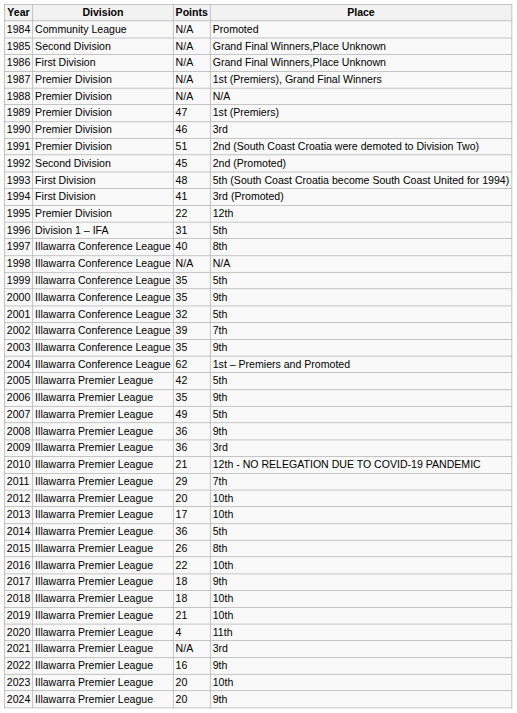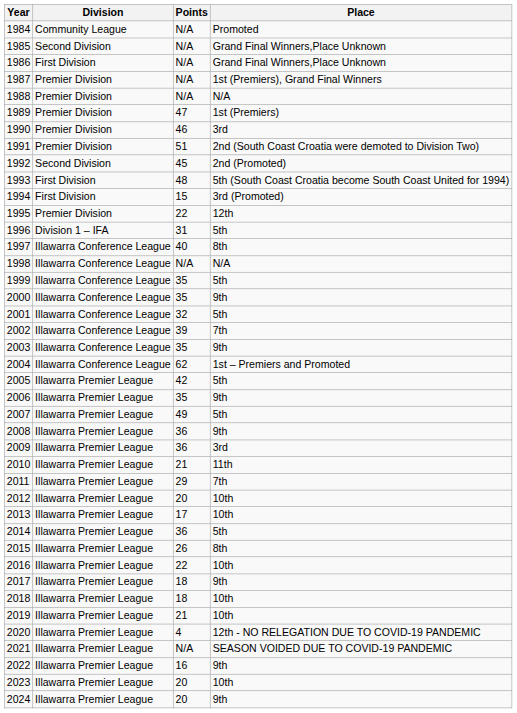(181, 197) 41 -> (181, 197) 15
(347, 465) 12th - NO RELEGATION DUE TO COVID-19 PANDEMIC -> (223, 465) 11th
(223, 632) 11th -> (347, 632) 12th - NO RELEGATION DUE TO COVID-19 PANDEMIC
(220, 649) 3rd -> (332, 649) SEASON VOIDED DUE TO COVID-19 PANDEMIC
